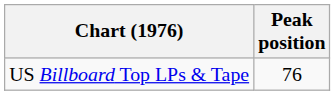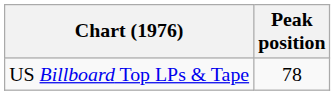(292, 74) 76 -> (292, 74) 78
